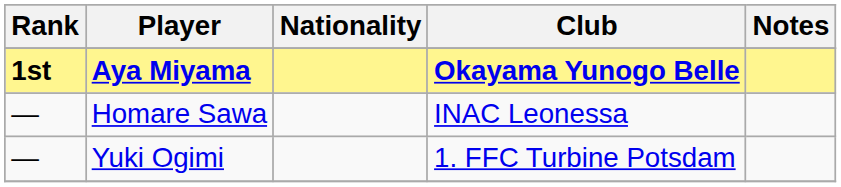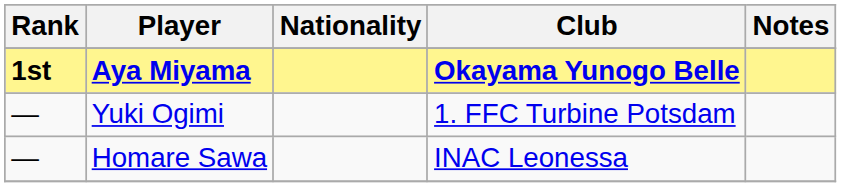rows swapped: (158, 158) <-> (179, 114)
